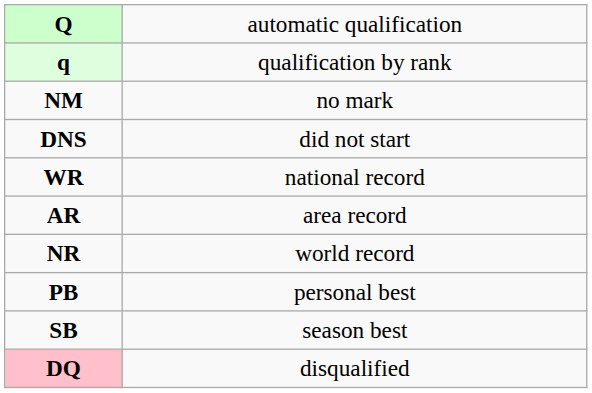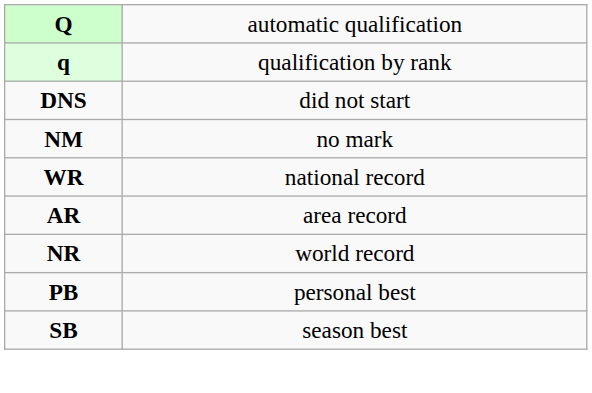rows swapped: (64, 138) <-> (64, 99)
- row: (64, 368)
